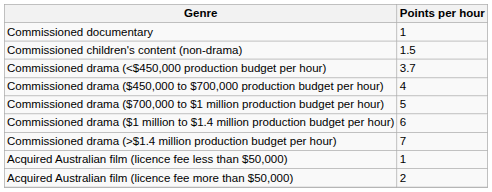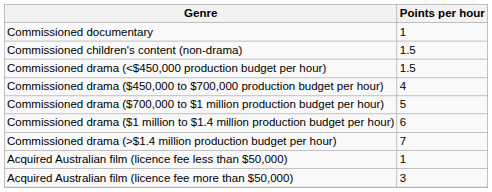(408, 68) 3.7 -> (408, 68) 1.5
(403, 178) 2 -> (403, 178) 3
